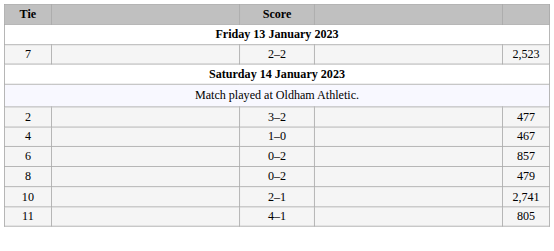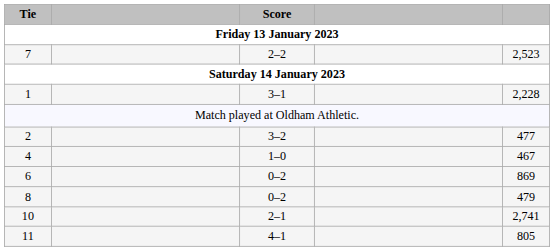+ row: (28, 94)
(526, 157) 857 -> (526, 176) 869
